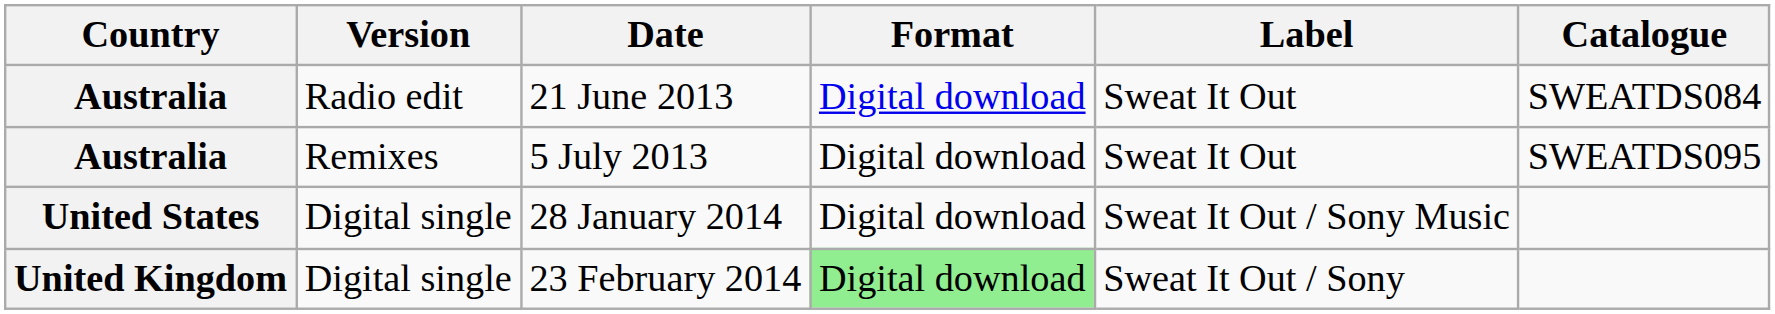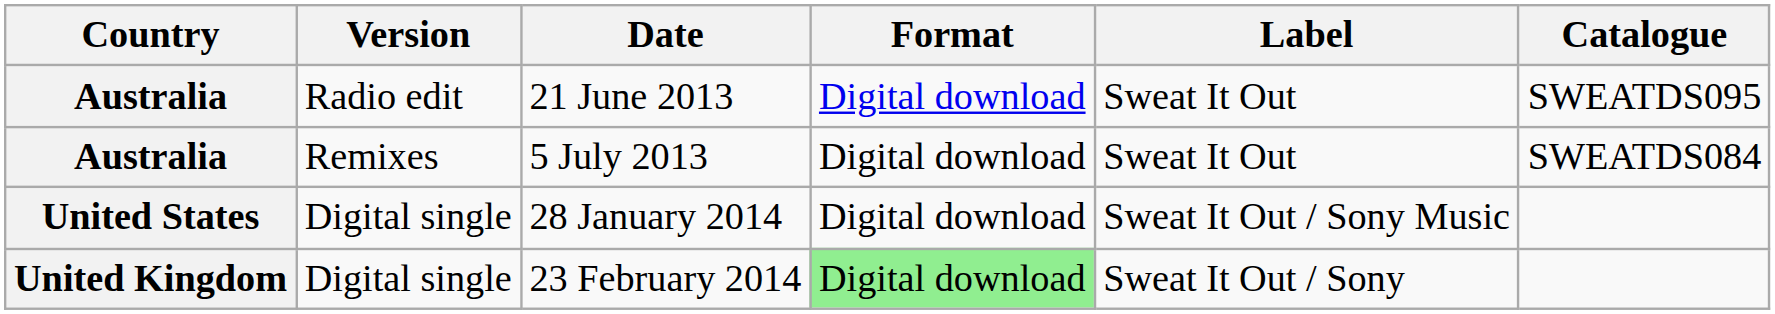(1644, 95) SWEATDS084 -> (1644, 95) SWEATDS095
(1644, 156) SWEATDS095 -> (1644, 156) SWEATDS084
